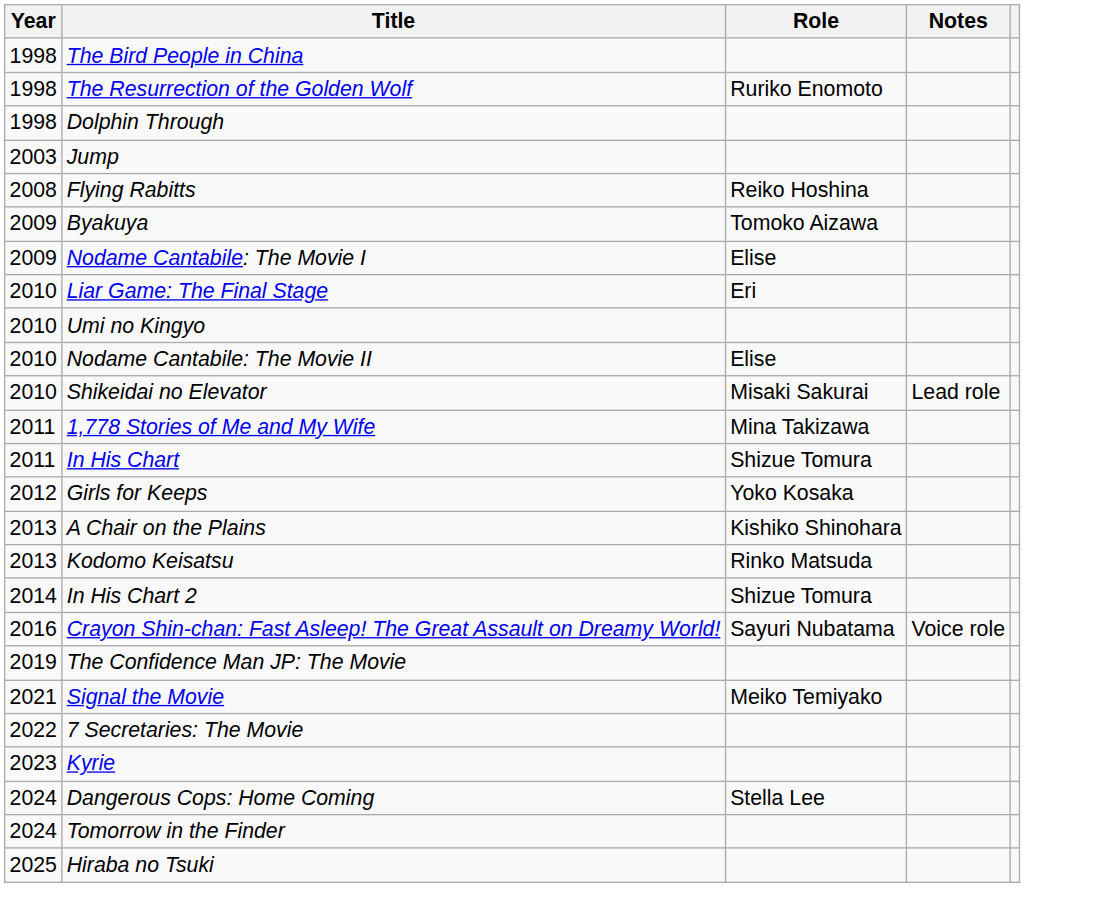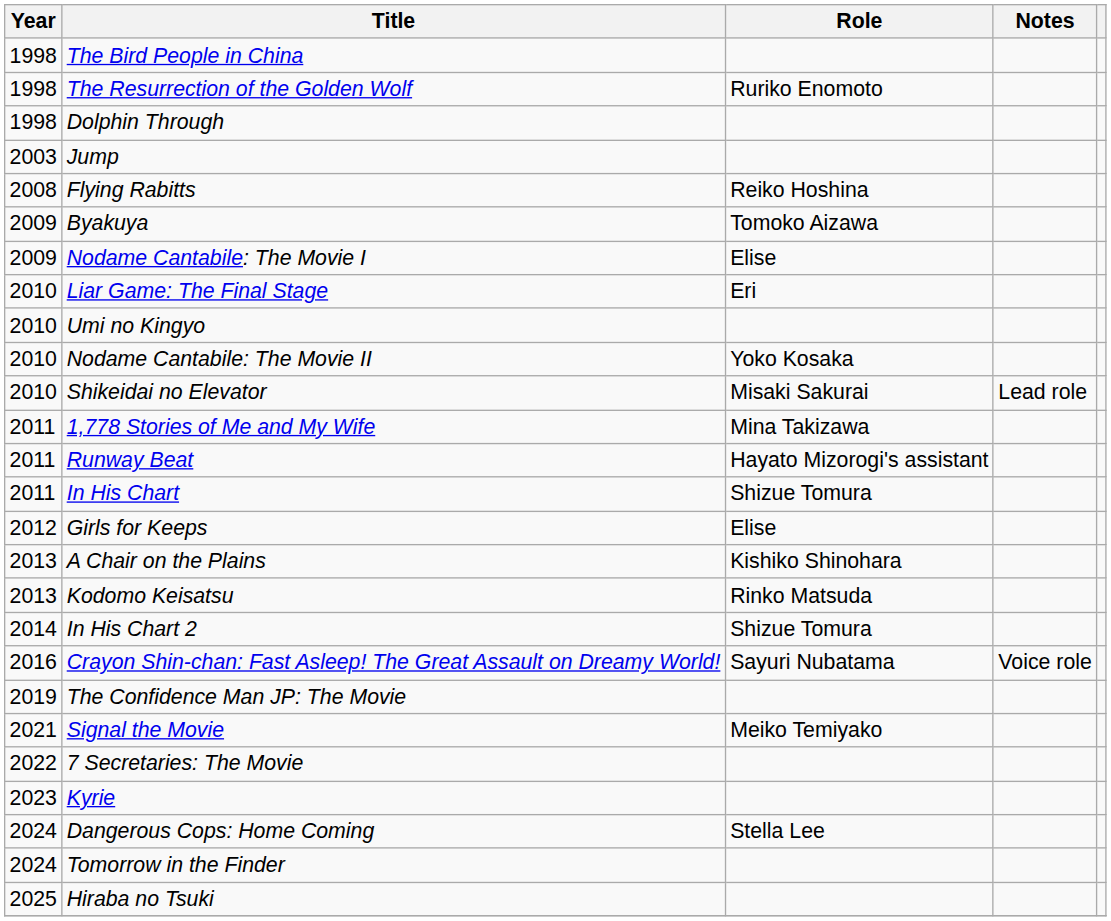(753, 358) Elise -> (792, 358) Yoko Kosaka
+ row: (130, 460)
(792, 493) Yoko Kosaka -> (753, 527) Elise
